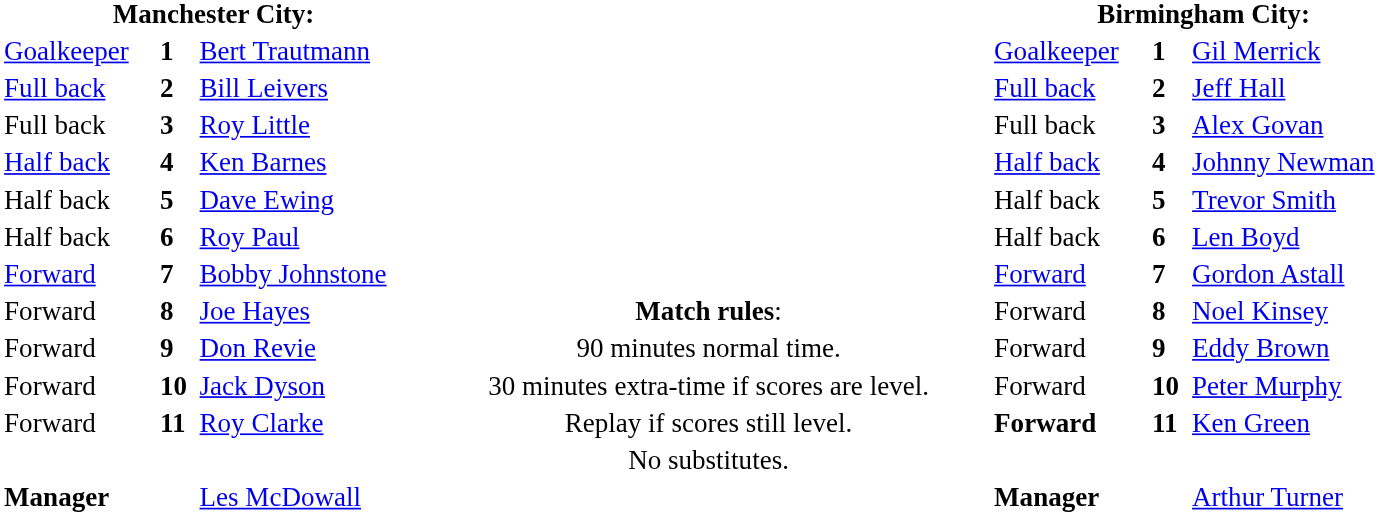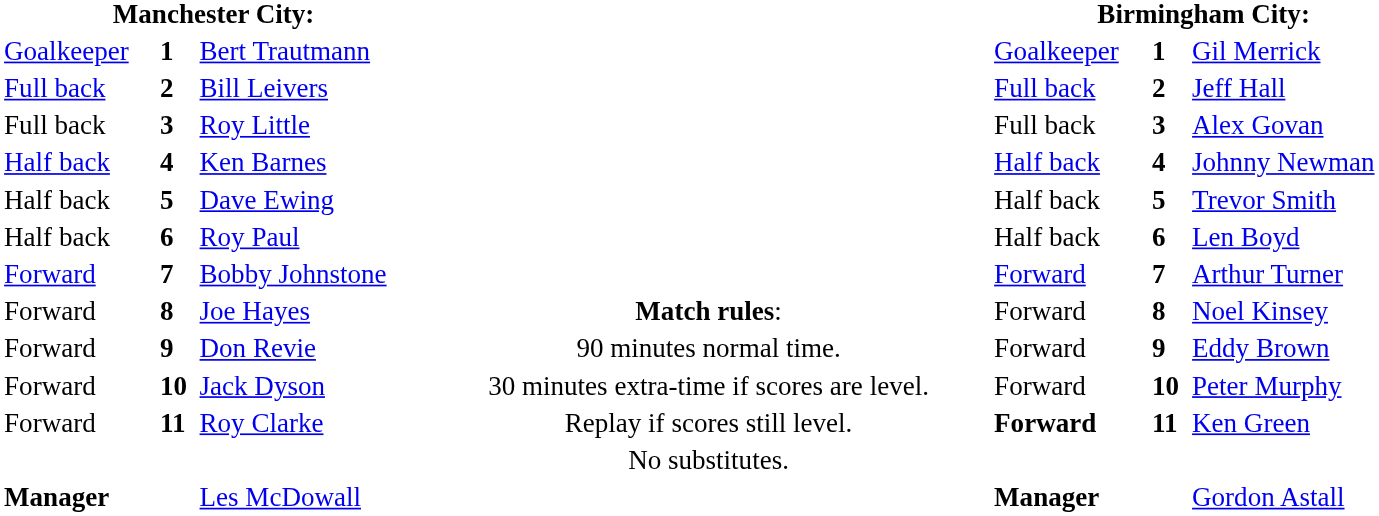(1268, 274) Gordon Astall -> (1268, 274) Arthur Turner
(1268, 497) Arthur Turner -> (1268, 497) Gordon Astall
